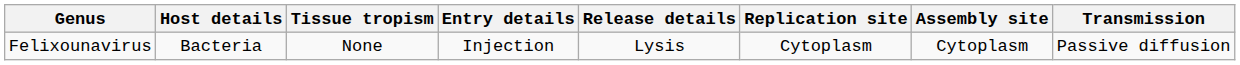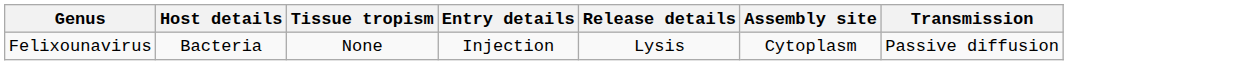- column: (826, 19)
